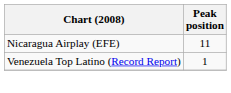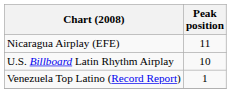+ row: (90, 61)
